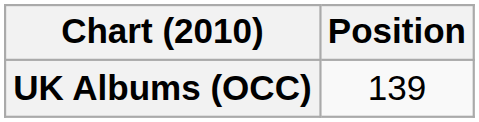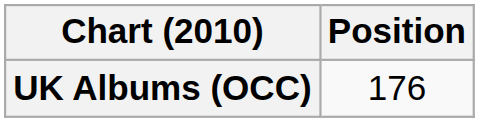(397, 87) 139 -> (397, 87) 176
